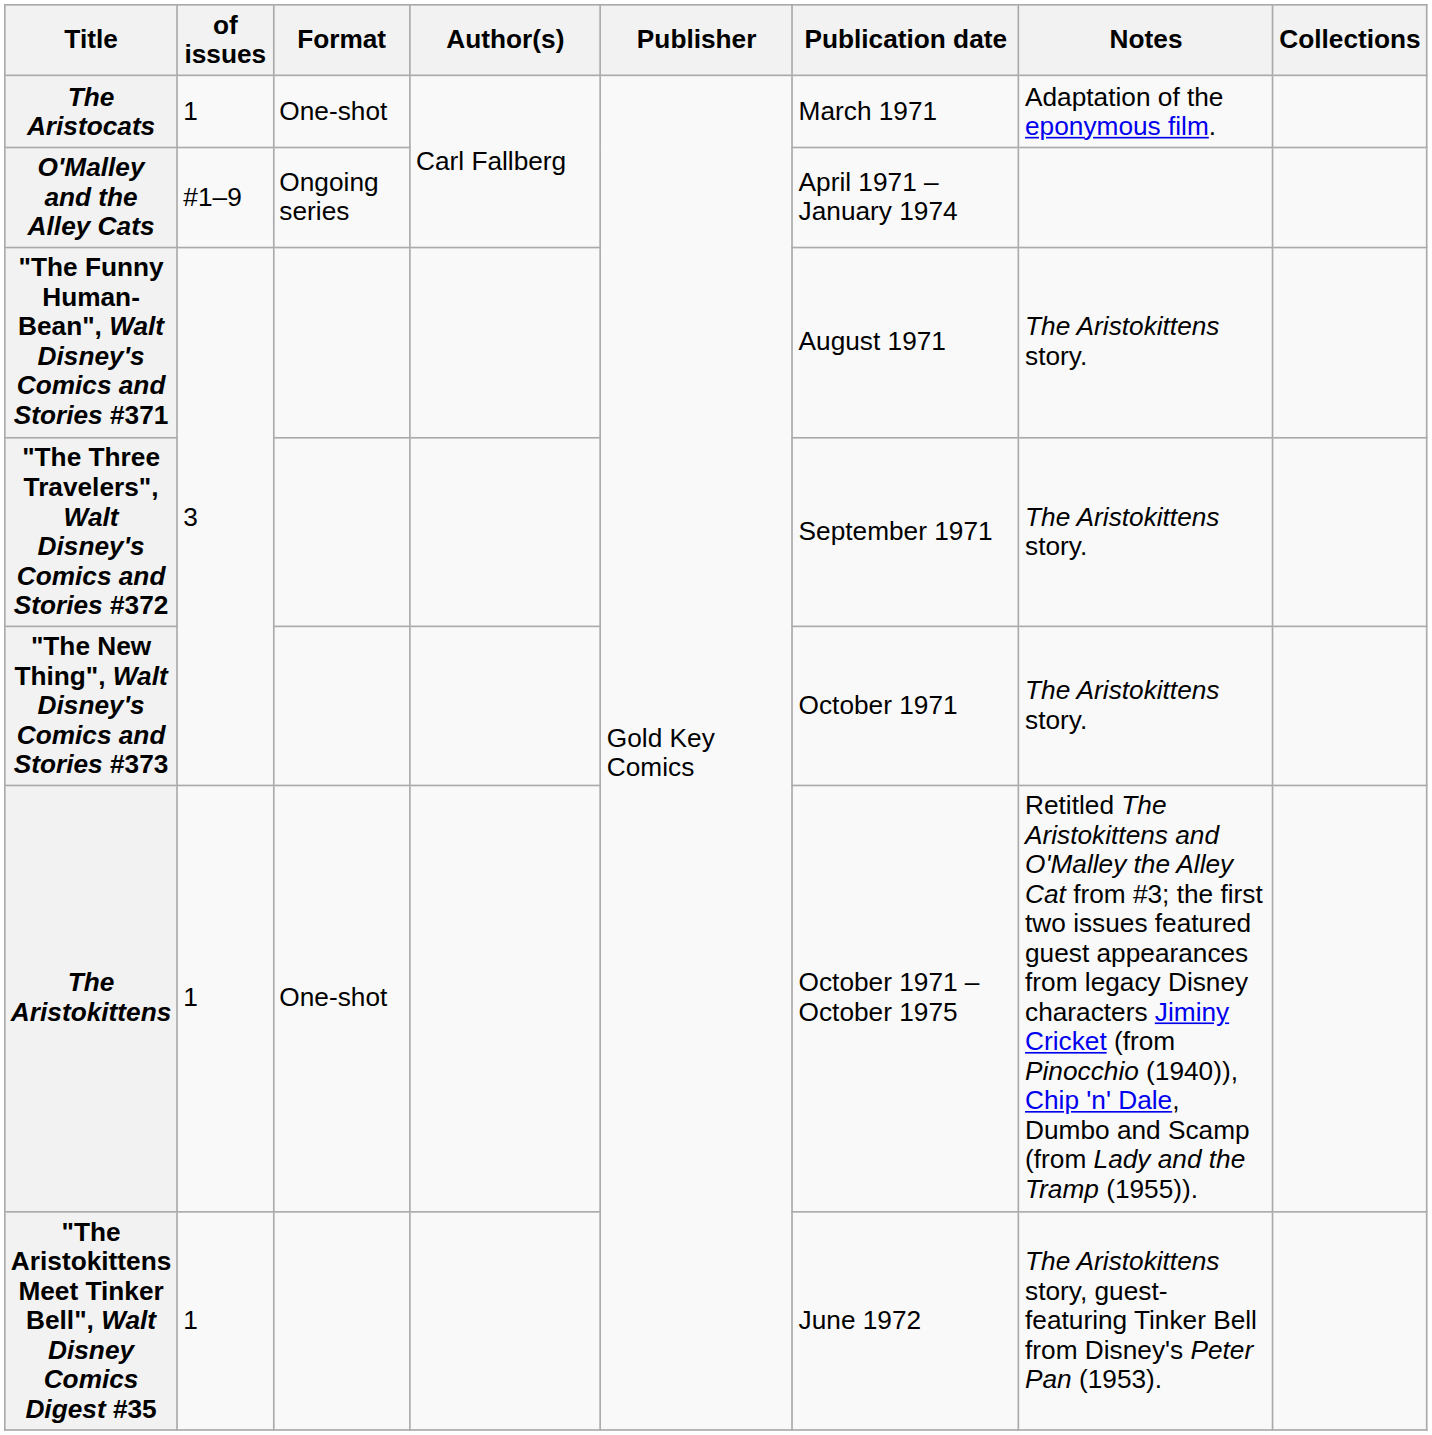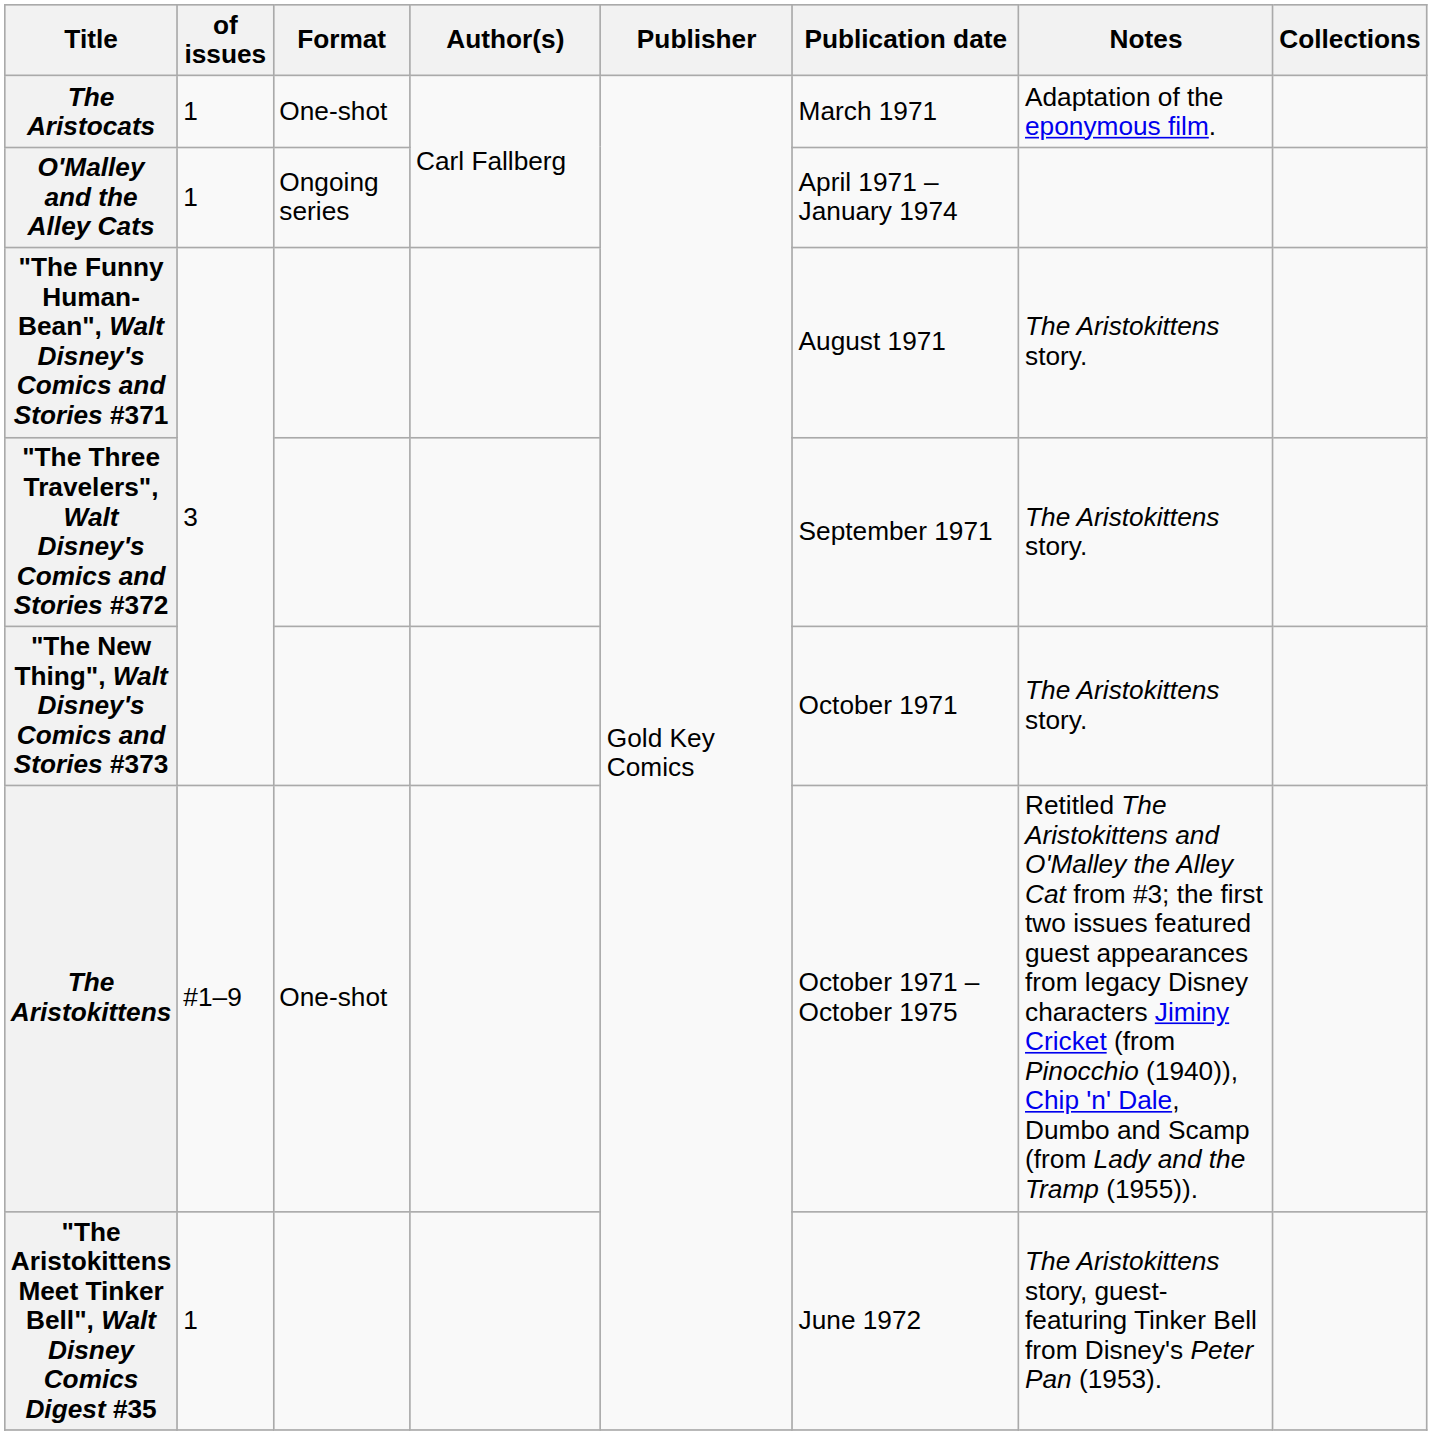(213, 197) #1–9 -> (191, 197) 1
(191, 998) 1 -> (213, 998) #1–9
